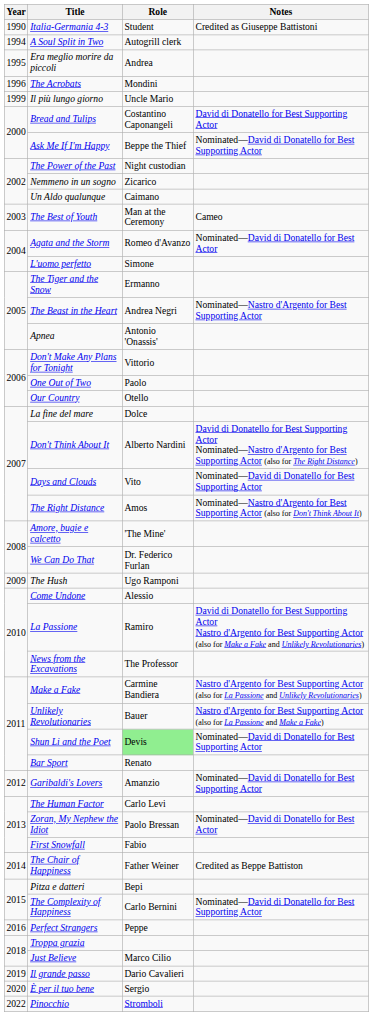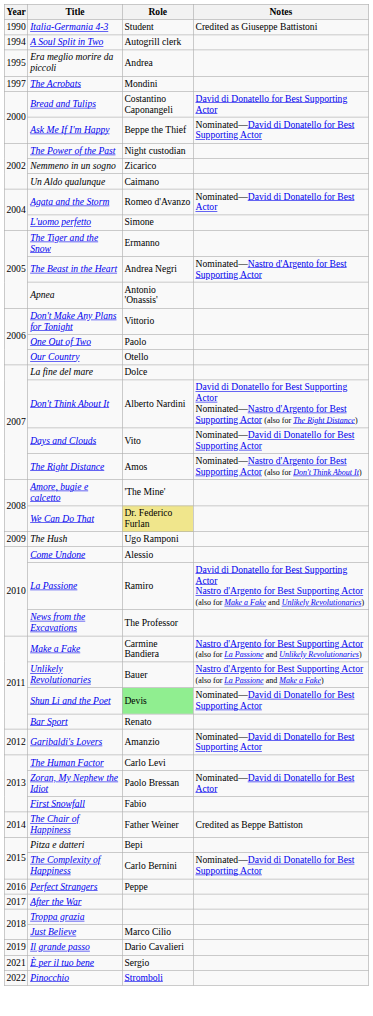(16, 83) 1996 -> (16, 83) 1997
- row: (67, 99)
- row: (64, 217)
(148, 560) no background -> (148, 518) khaki background
+ row: (56, 901)
(16, 988) 2020 -> (16, 962) 2021
